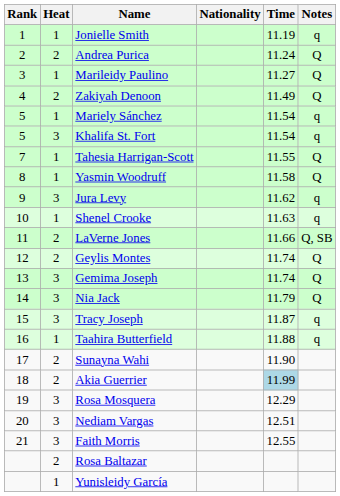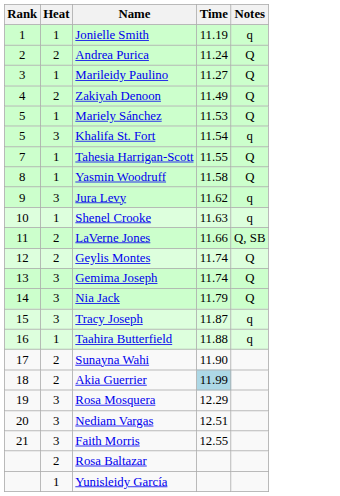- column: (230, 14)
(281, 116) 11.54 -> (214, 116) 11.53
(317, 116) q -> (250, 116) Q
